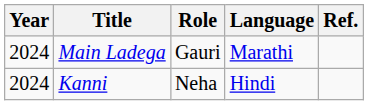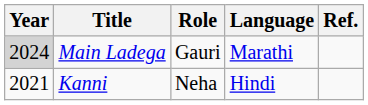(29, 52) no background -> (29, 52) lightgrey background
(29, 83) 2024 -> (29, 83) 2021
